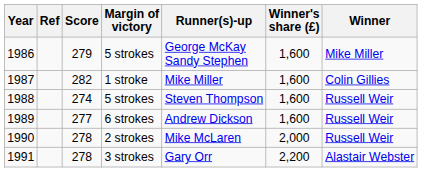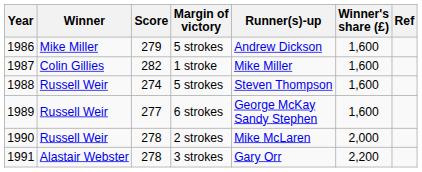columns swapped: (370, 20) <-> (50, 20)
(206, 53) George McKay Sandy Stephen -> (278, 47) Andrew Dickson
(209, 118) Andrew Dickson -> (276, 111) George McKay Sandy Stephen
